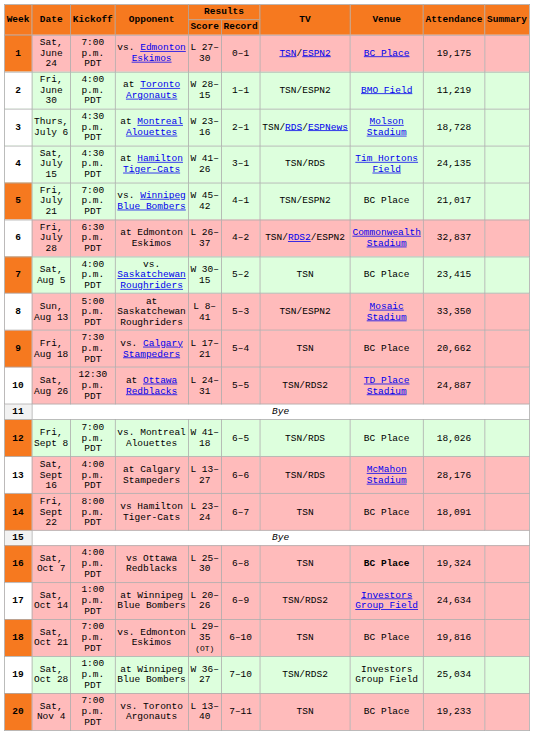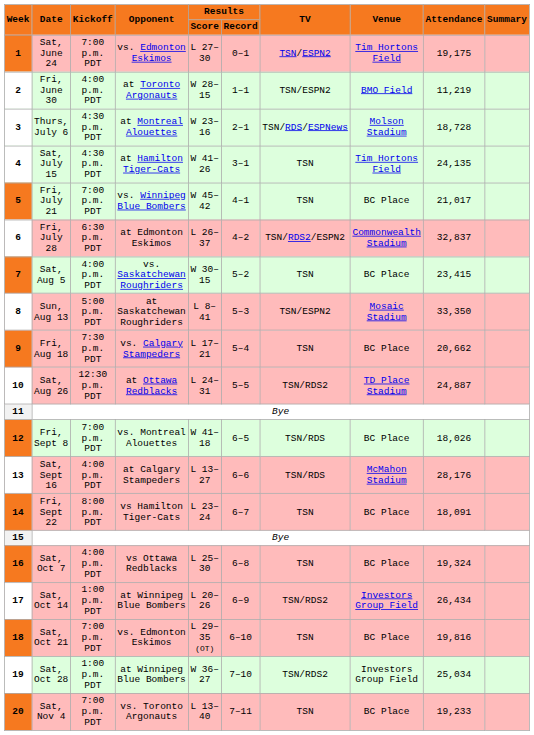(387, 54) BC Place -> (387, 54) Tim Hortons Field
(305, 165) TSN/RDS -> (305, 165) TSN
(305, 202) TSN/ESPN2 -> (305, 202) TSN
(387, 564) bold -> (387, 564) normal
(454, 601) 24,634 -> (454, 601) 26,434
